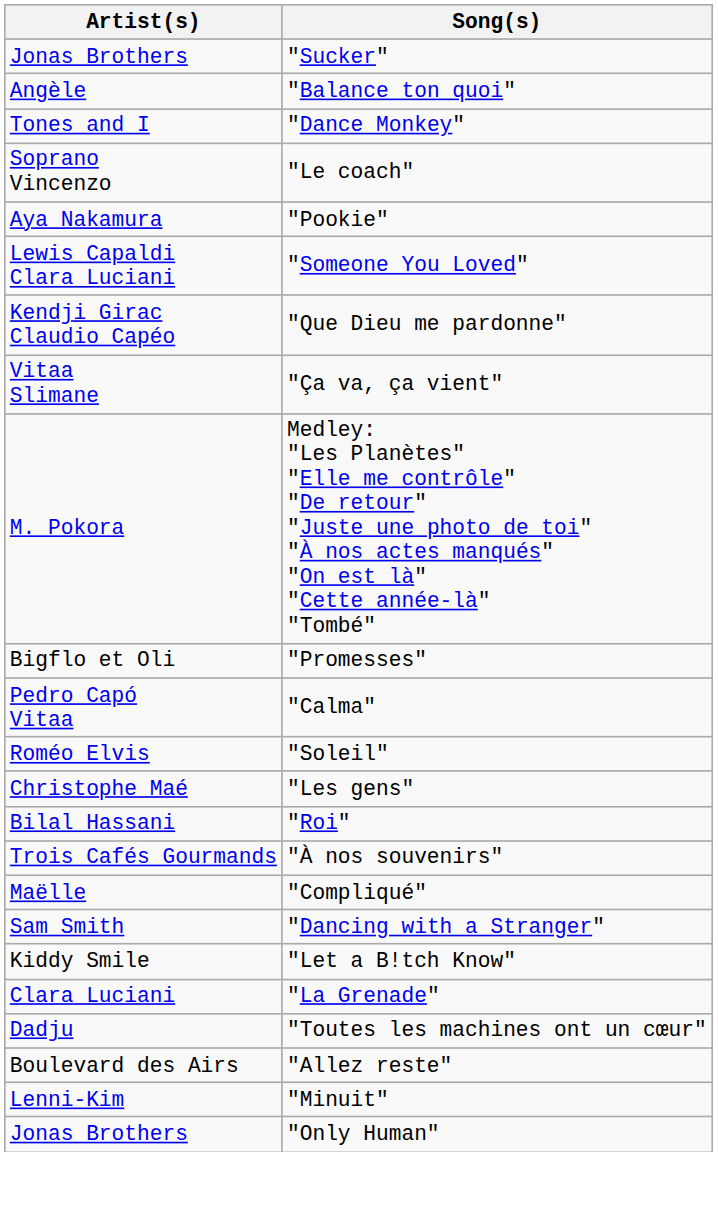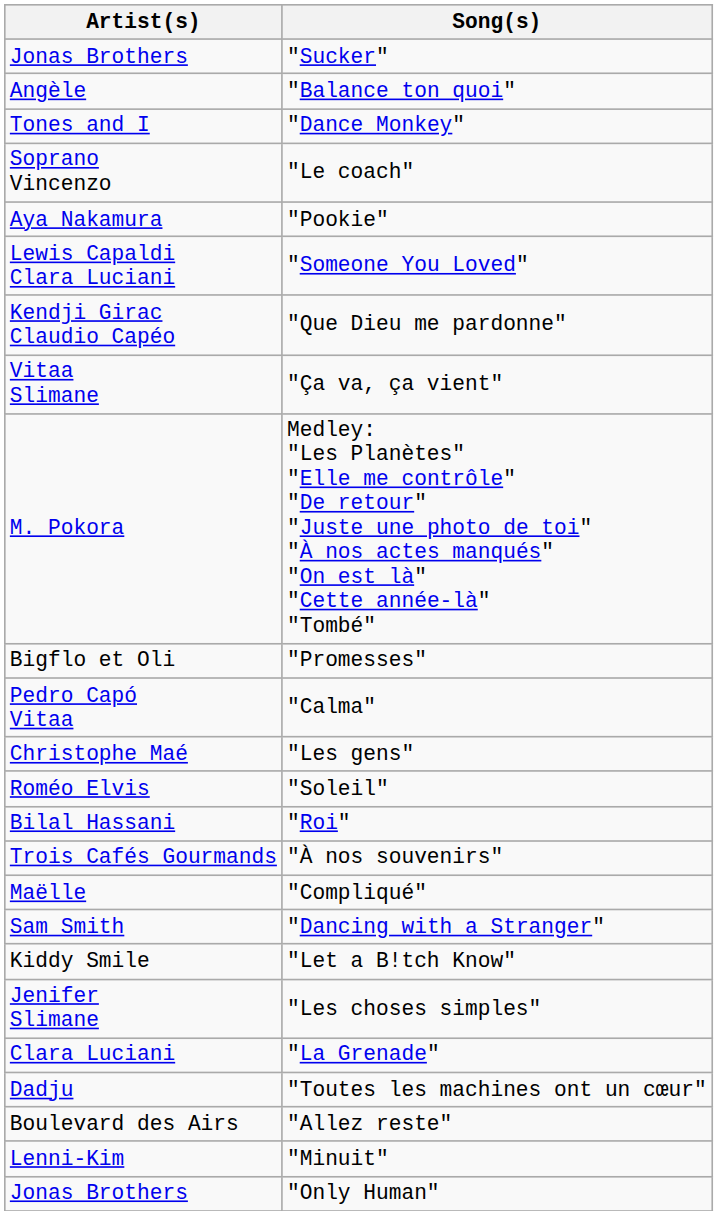rows swapped: (351, 789) <-> (338, 754)
+ row: (414, 1008)
